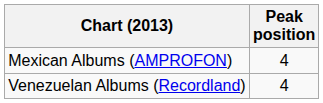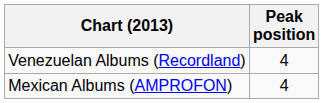rows swapped: (120, 60) <-> (127, 85)
